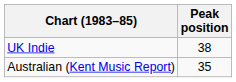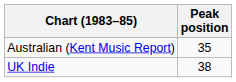rows swapped: (91, 67) <-> (31, 47)
